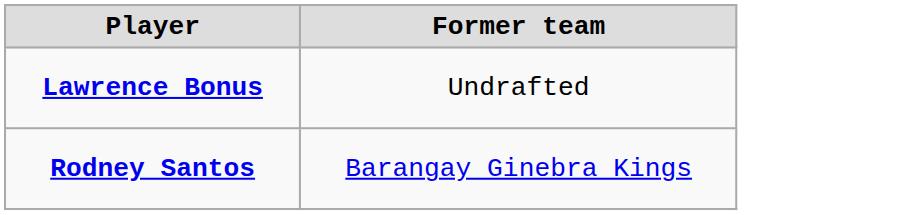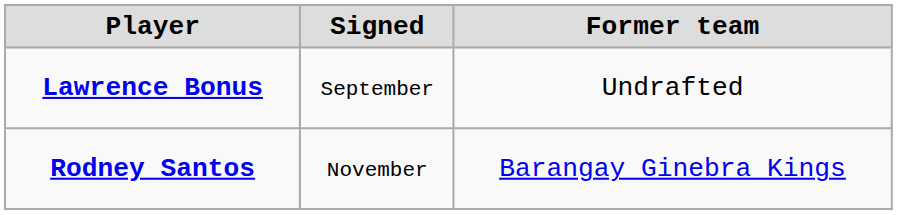+ column: (377, 26)
